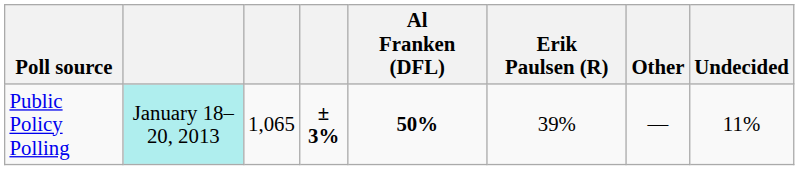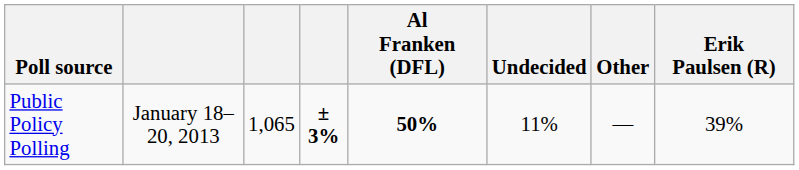columns swapped: (557, 56) <-> (742, 67)
(183, 124) paleturquoise background -> (183, 124) no background
